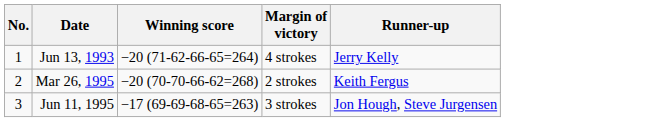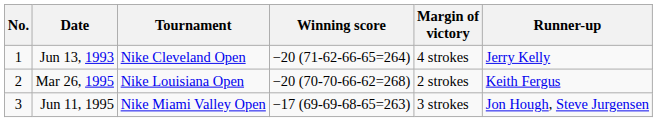+ column: (193, 25)
